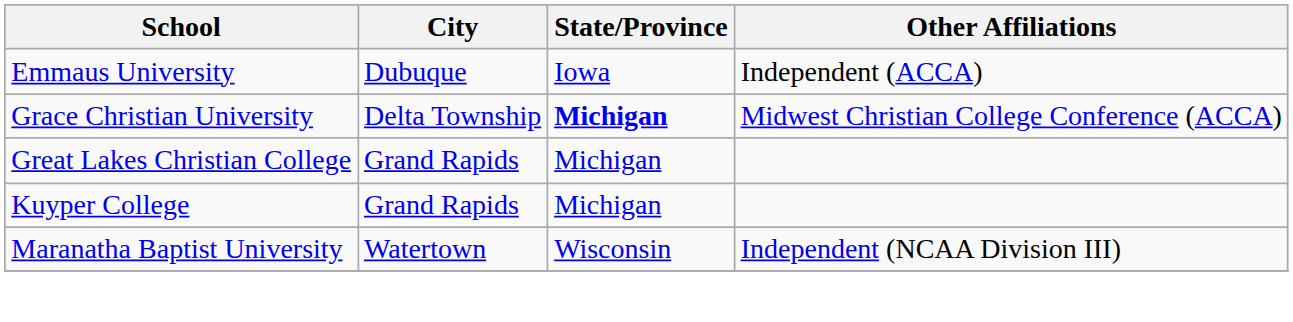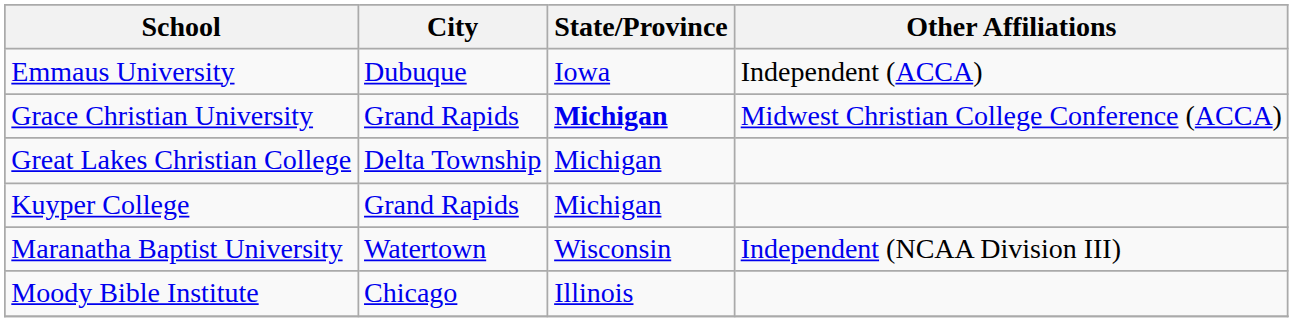(453, 115) Delta Township -> (441, 115) Grand Rapids
(441, 159) Grand Rapids -> (453, 159) Delta Township
+ row: (135, 293)
